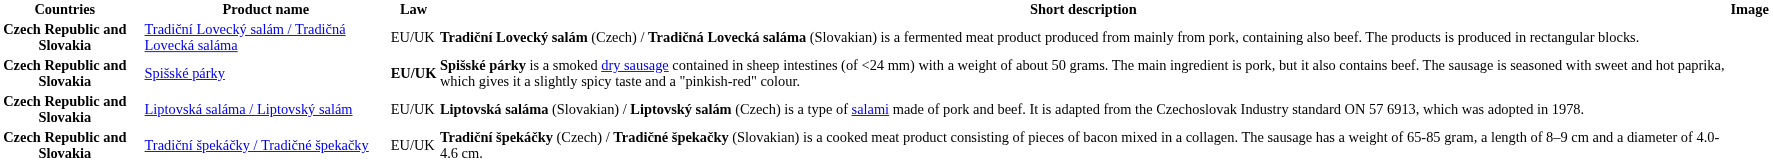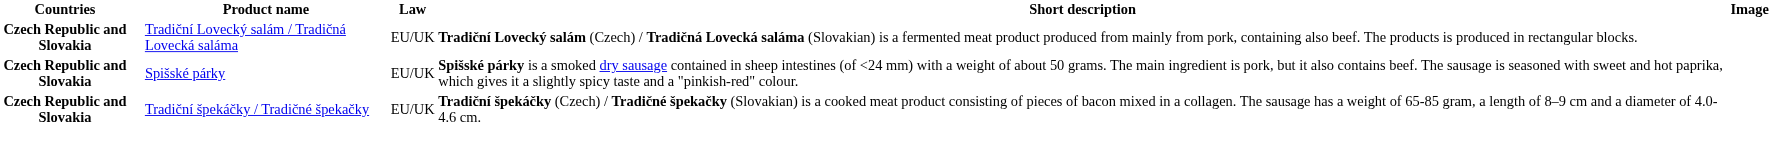(414, 73) bold -> (413, 73) normal
- row: (249, 109)
